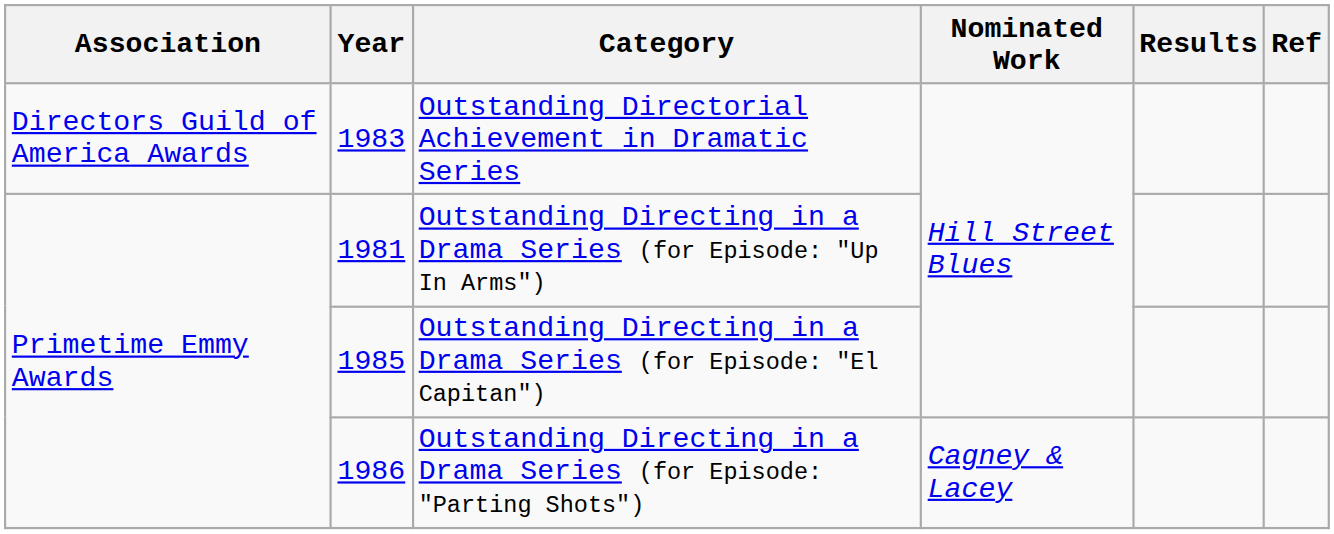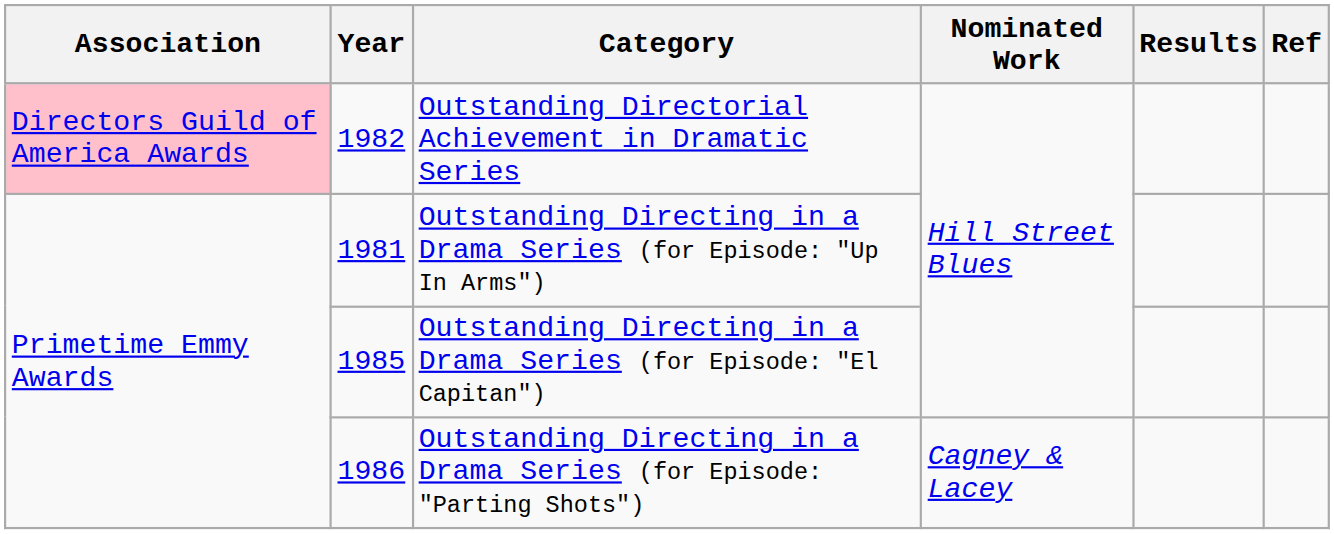(164, 139) no background -> (164, 139) pink background
(371, 139) 1983 -> (371, 139) 1982
